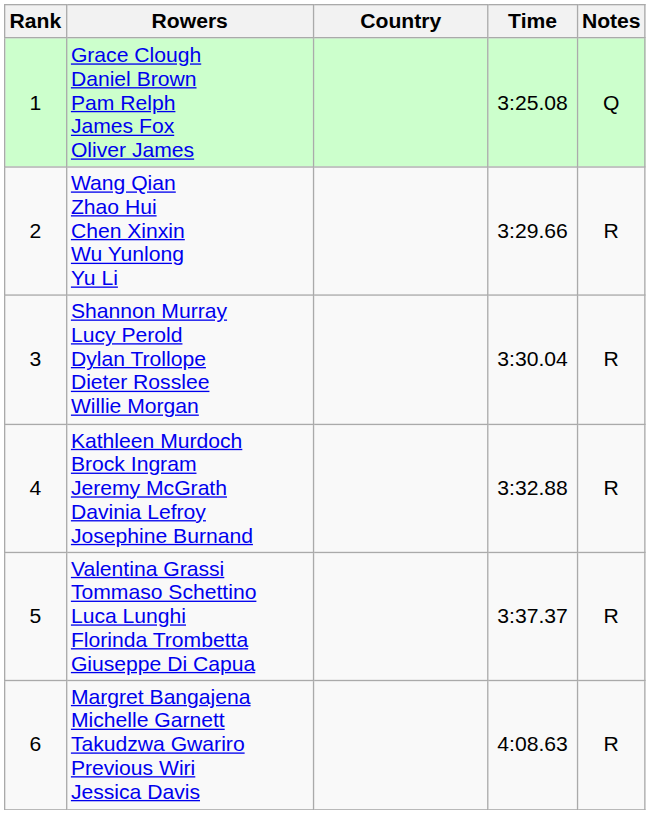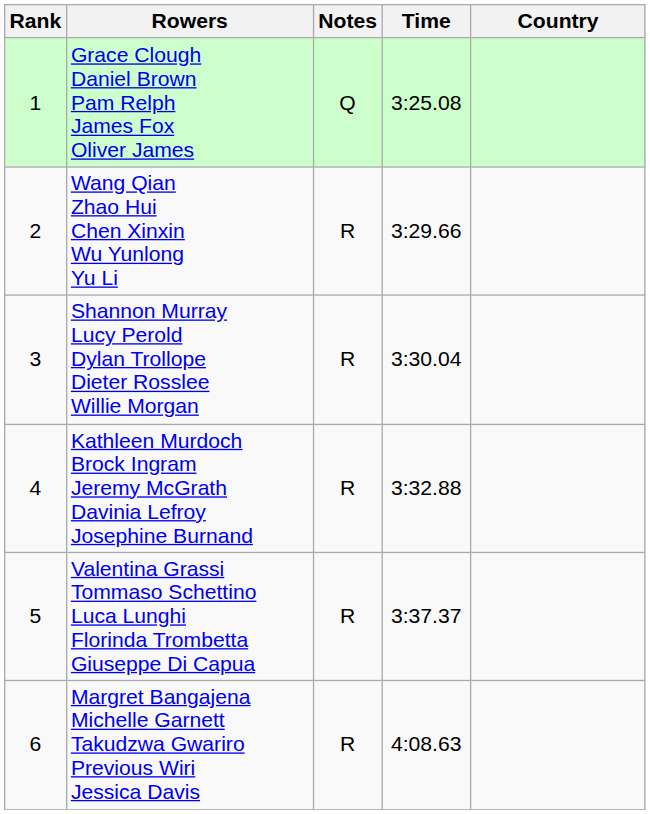columns swapped: (401, 21) <-> (611, 21)
